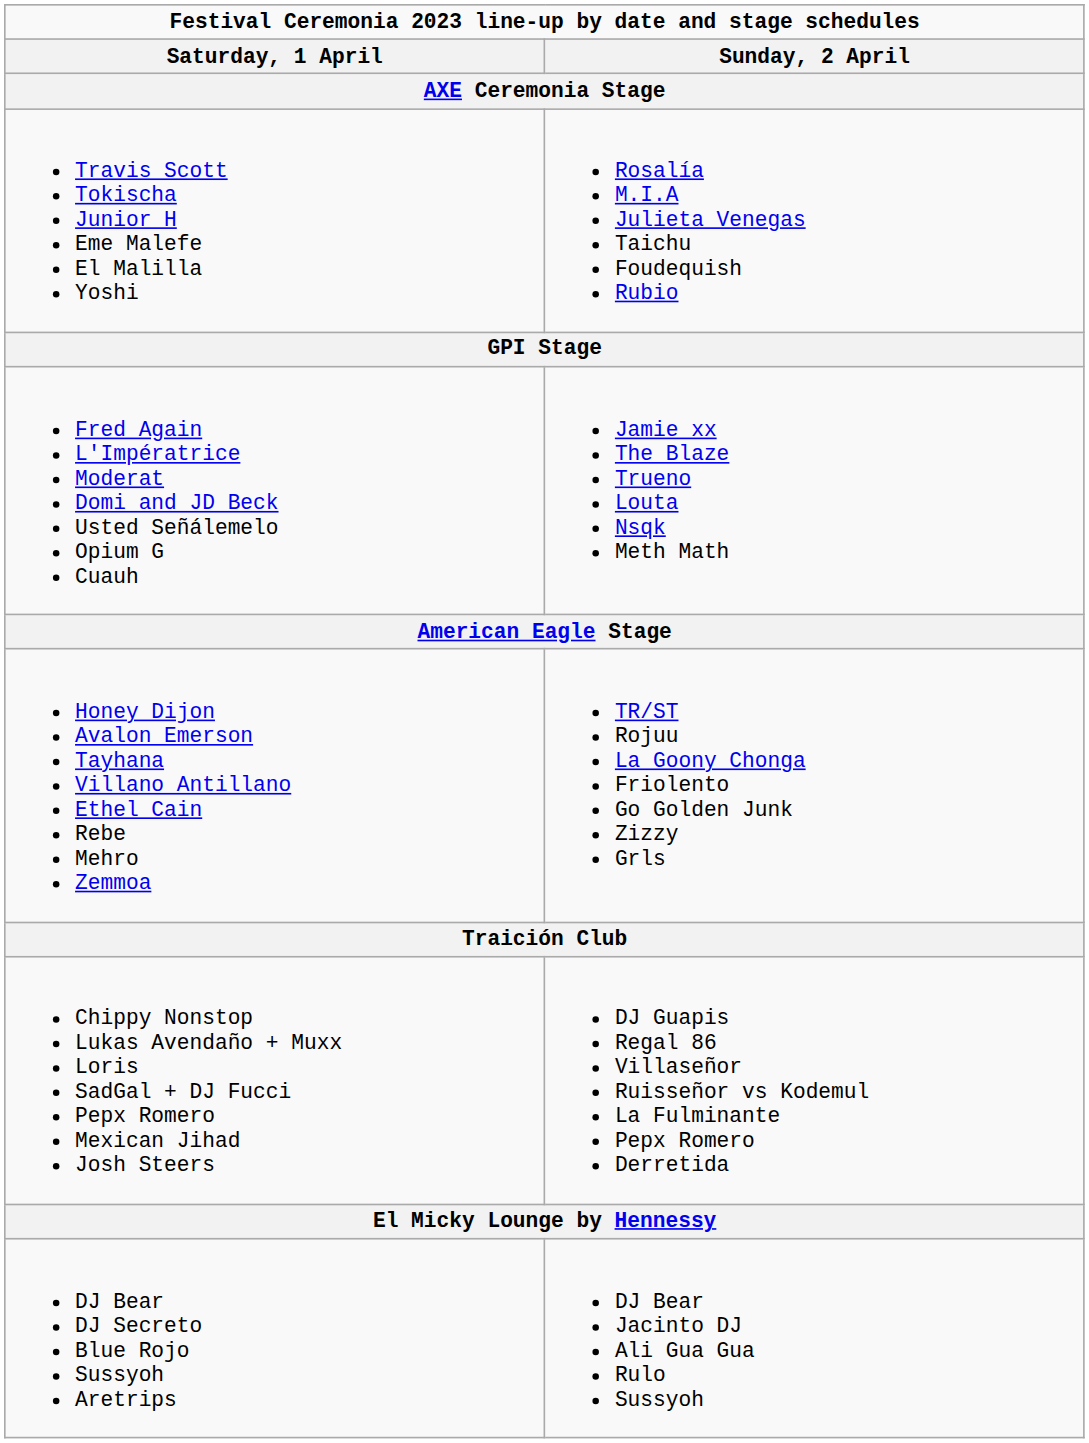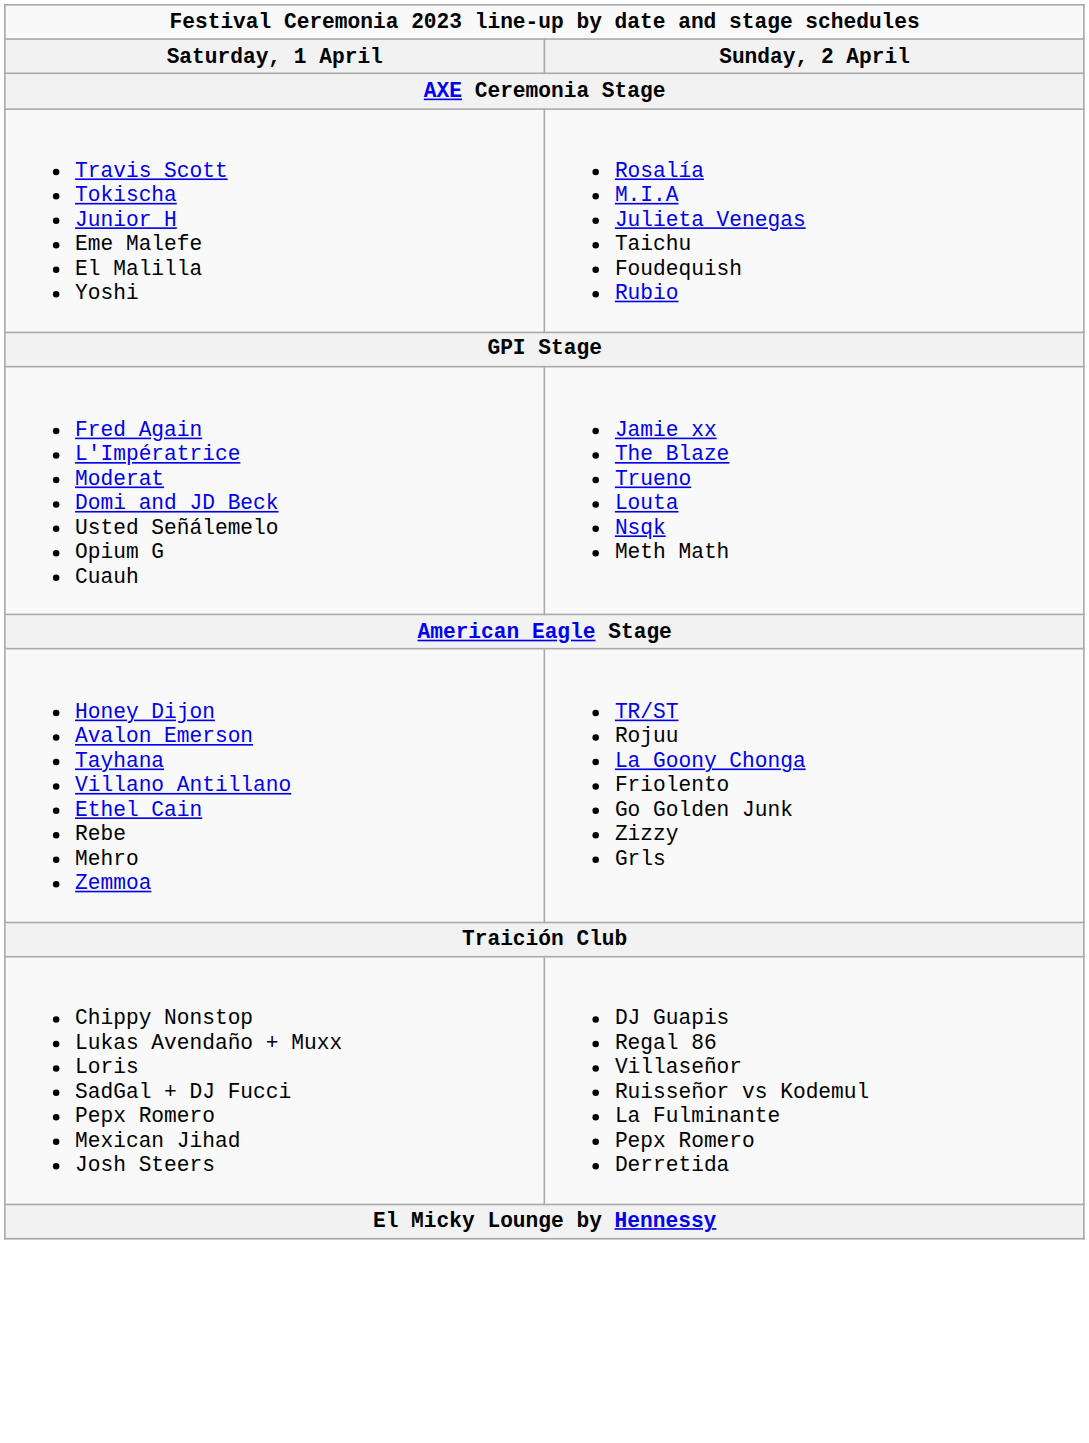- row: (275, 1351)
